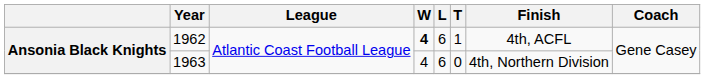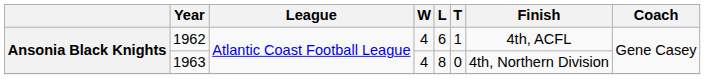(424, 39) bold -> (424, 39) normal
(442, 62) 6 -> (442, 62) 8
